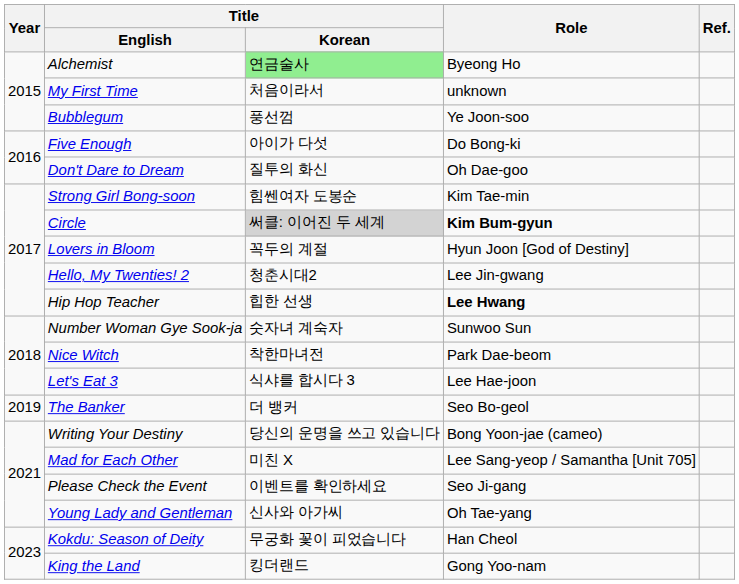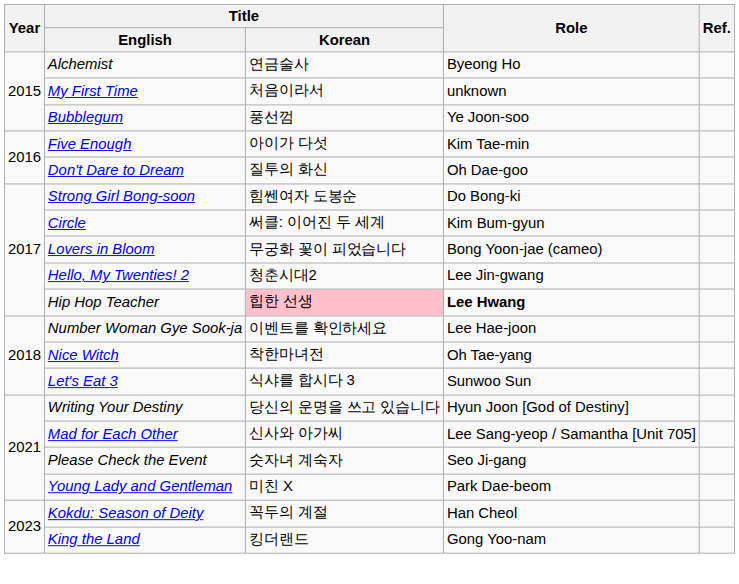(279, 64) lightgreen background -> (279, 64) no background
(484, 144) Do Bong-ki -> (488, 144) Kim Tae-min
(488, 196) Kim Tae-min -> (484, 196) Do Bong-ki
(317, 222) lightgrey background -> (317, 222) no background
(500, 223) bold -> (496, 223) normal
(288, 249) 꼭두의 계절 -> (328, 249) 무궁화 꽃이 피었습니다
(538, 249) Hyun Joon [God of Destiny] -> (525, 249) Bong Yoon-jae (cameo)
(281, 301) no background -> (281, 301) pink background
(296, 328) 숫자녀 계숙자 -> (318, 328) 이벤트를 확인하세요
(489, 328) Sunwoo Sun -> (492, 328) Lee Hae-joon
(499, 355) Park Dae-beom -> (489, 355) Oh Tae-yang
(492, 381) Lee Hae-joon -> (489, 381) Sunwoo Sun
- row: (86, 407)
(525, 434) Bong Yoon-jae (cameo) -> (538, 407) Hyun Joon [God of Destiny]
(271, 460) 미친 X -> (296, 433) 신사와 아가씨
(318, 486) 이벤트를 확인하세요 -> (296, 460) 숫자녀 계숙자
(296, 513) 신사와 아가씨 -> (271, 486) 미친 X
(489, 513) Oh Tae-yang -> (499, 487) Park Dae-beom
(328, 539) 무궁화 꽃이 피었습니다 -> (288, 513) 꼭두의 계절
